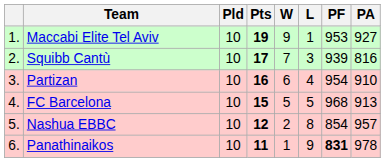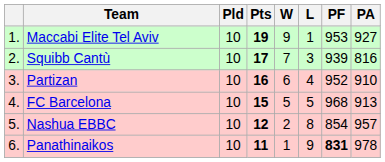(336, 80) 954 -> (336, 80) 952
